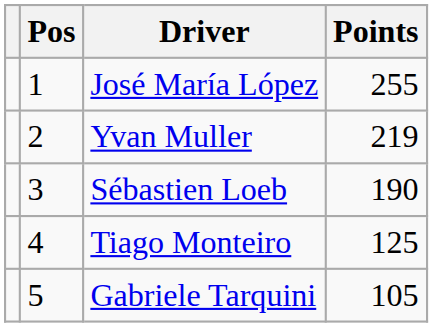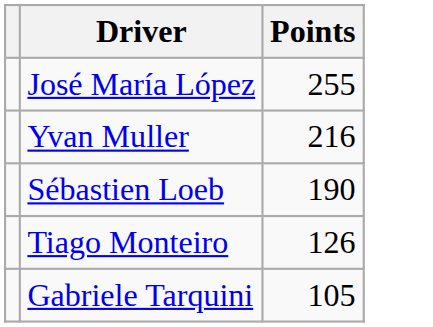- column: (51, 31)
(395, 136) 219 -> (332, 136) 216
(395, 242) 125 -> (332, 242) 126
